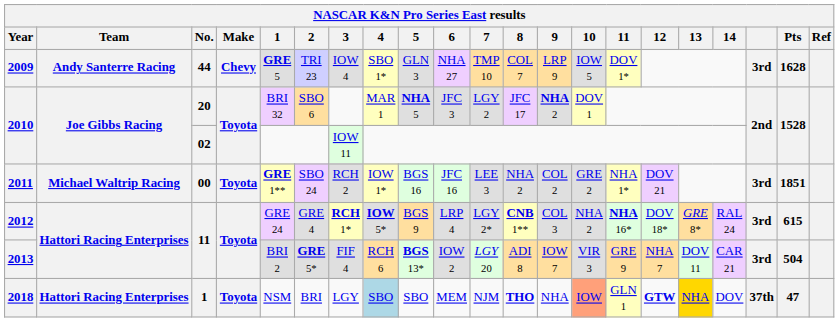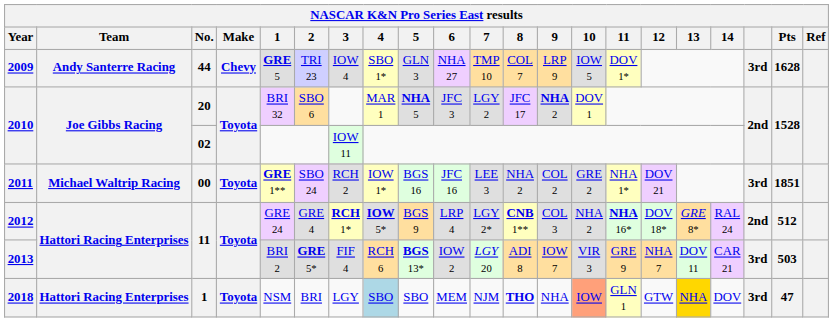(762, 221) 3rd -> (758, 221) 2nd
(793, 221) 615 -> (787, 221) 512
(793, 259) 504 -> (787, 259) 503
(660, 297) bold -> (659, 297) normal
(762, 297) 37th -> (758, 297) 3rd
